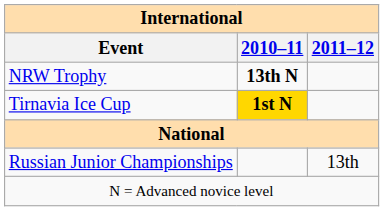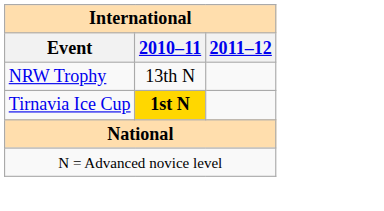(272, 76) bold -> (170, 76) normal
- row: (121, 162)
